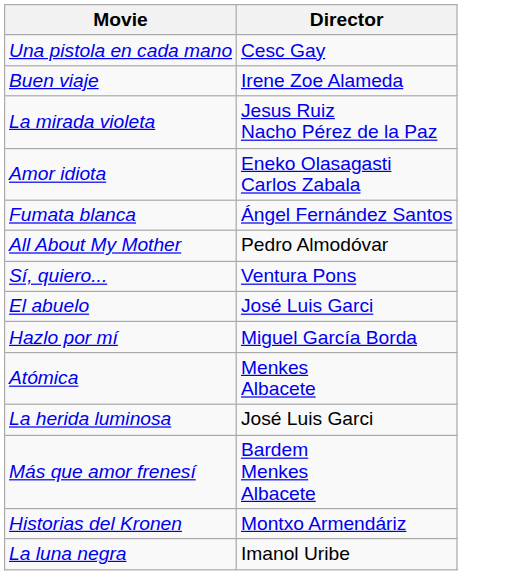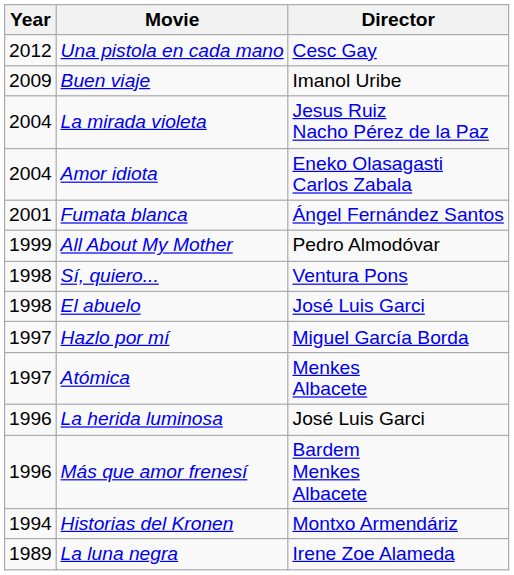+ column: (30, 19)
(322, 80) Irene Zoe Alameda -> (347, 80) Imanol Uribe
(295, 554) Imanol Uribe -> (374, 554) Irene Zoe Alameda
